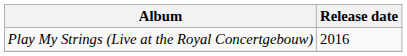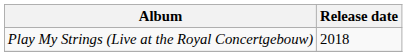(335, 39) 2016 -> (335, 39) 2018
